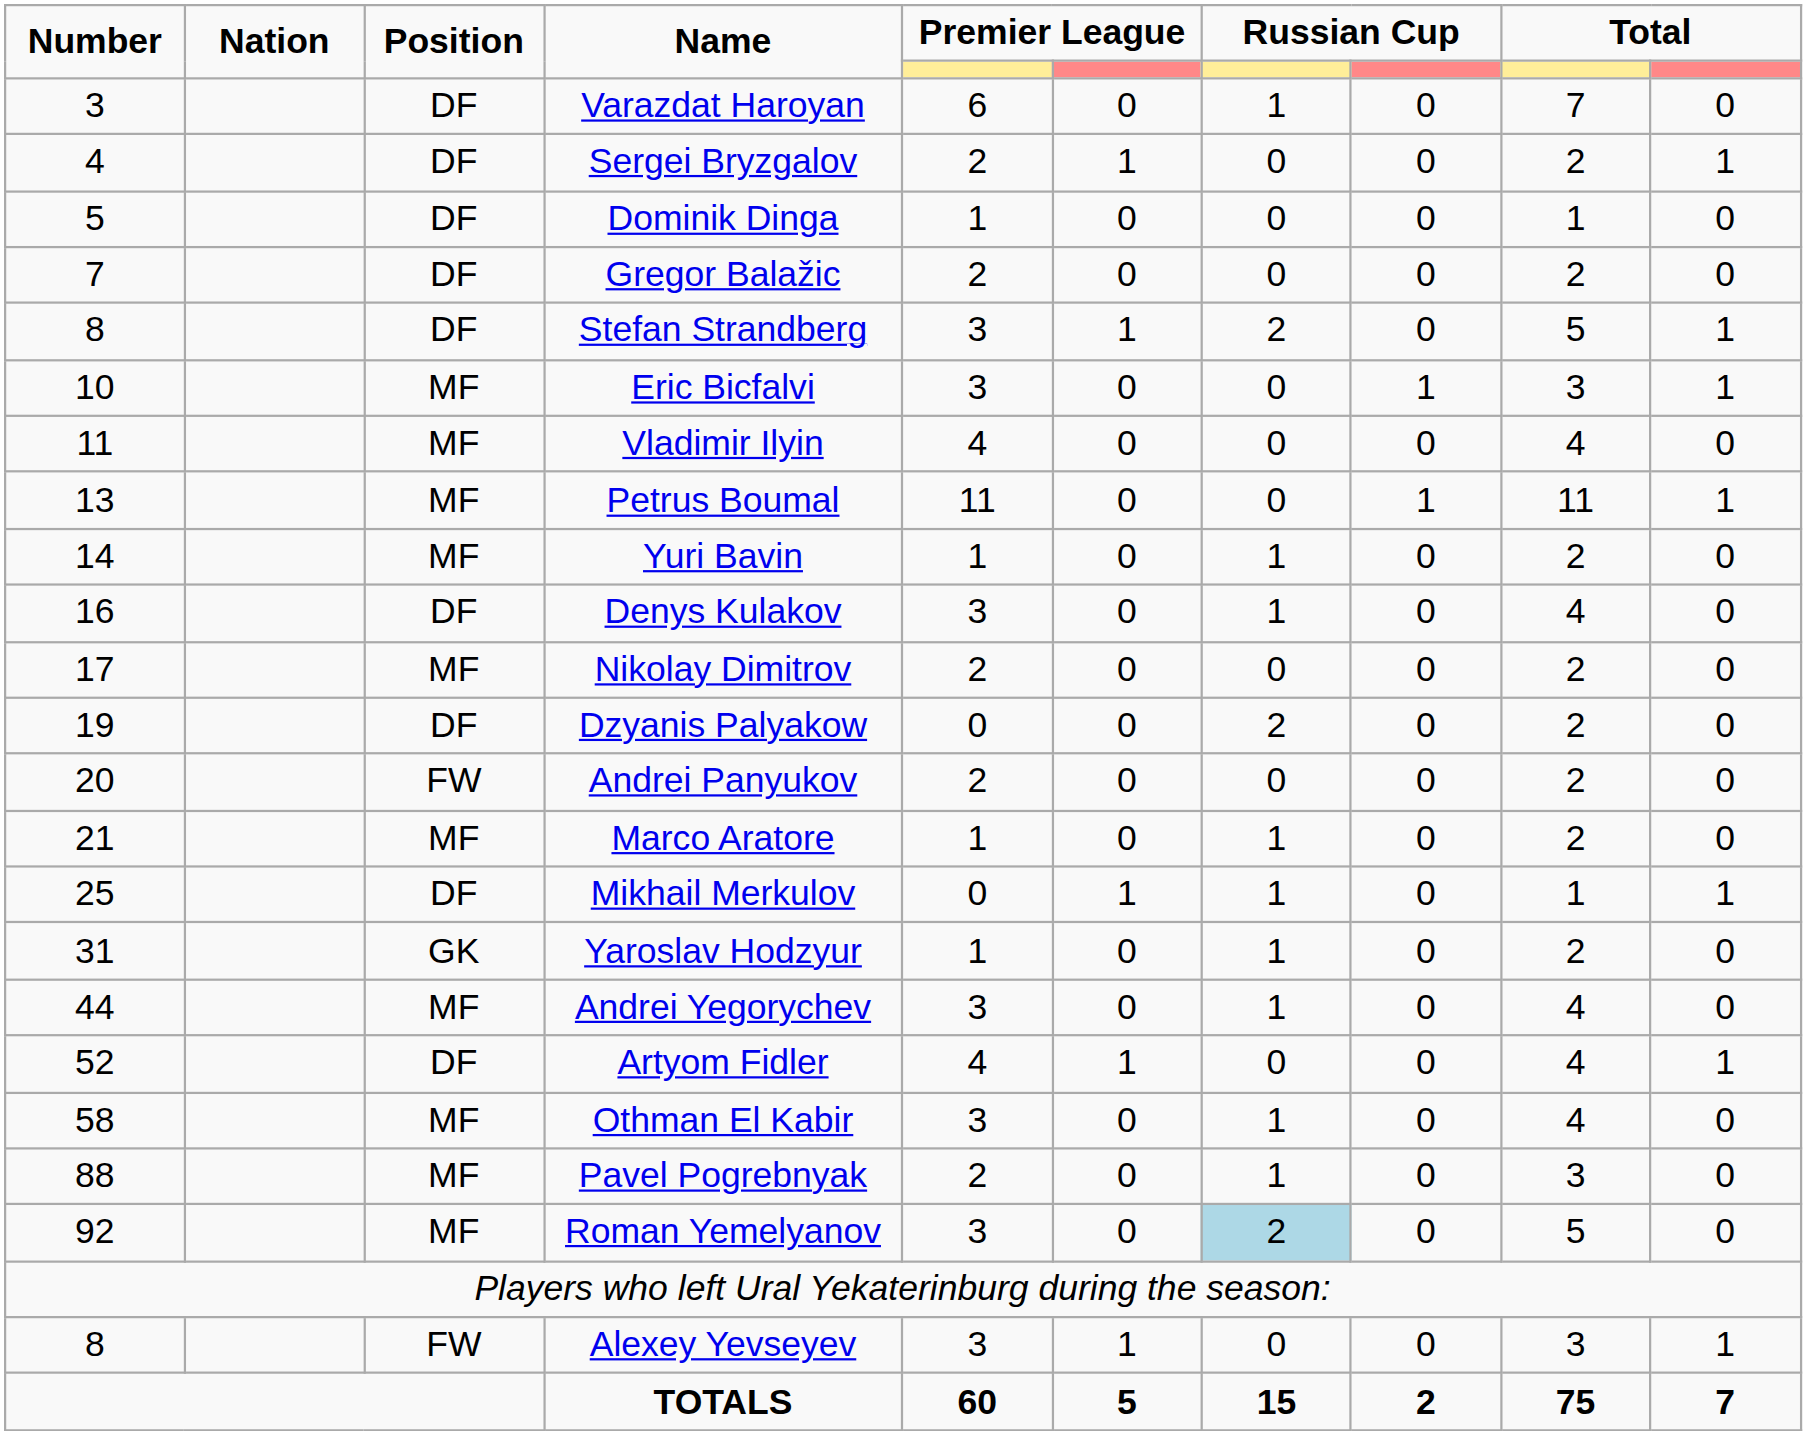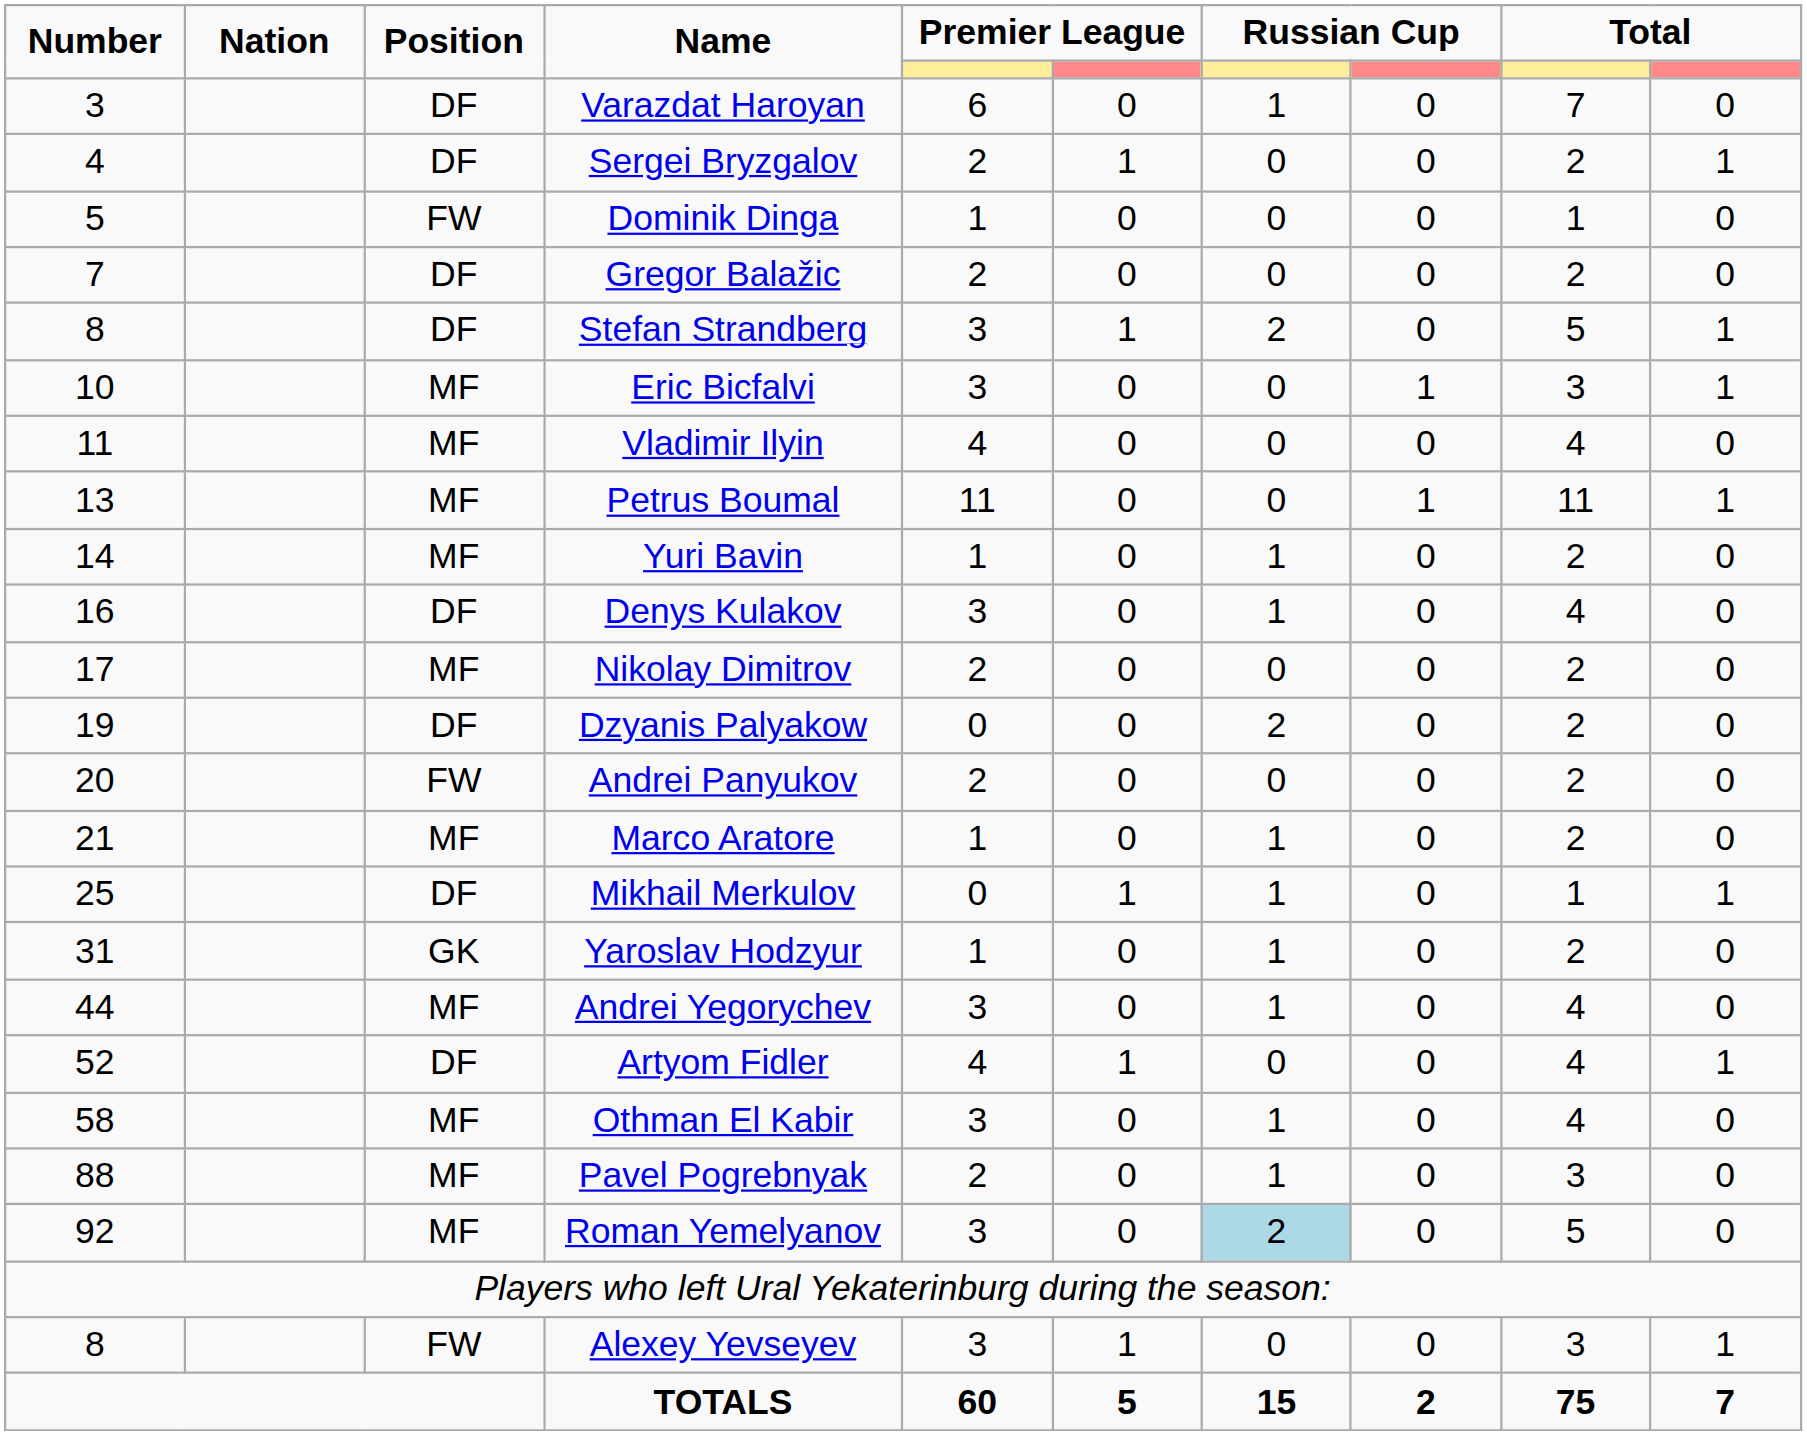(454, 218) DF -> (454, 218) FW
